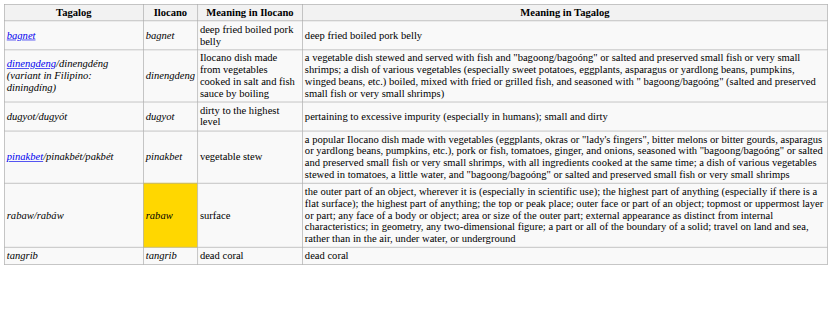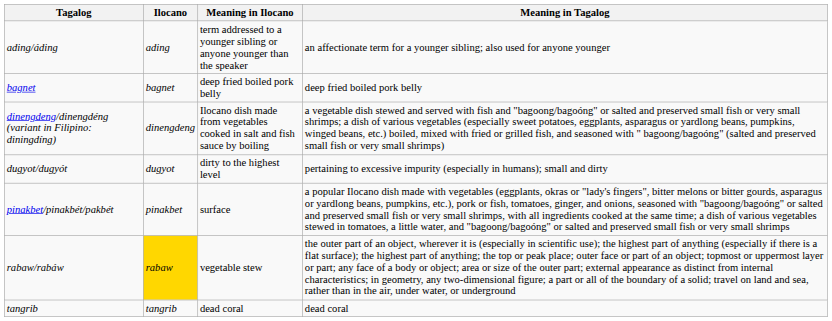+ row: (32, 47)
(231, 157) vegetable stew -> (215, 209) surface
(215, 215) surface -> (231, 267) vegetable stew
